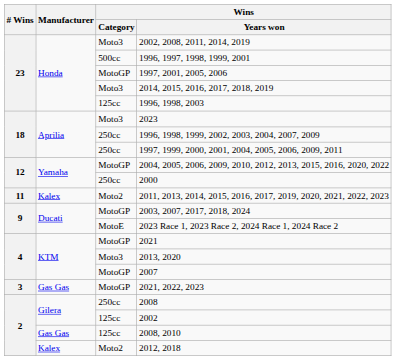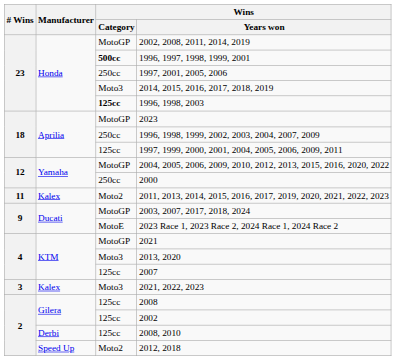(111, 42) Moto3 -> (114, 42) MotoGP
(109, 58) normal -> (109, 58) bold
(114, 73) MotoGP -> (109, 73) 250cc
(109, 104) normal -> (109, 104) bold
(111, 119) Moto3 -> (114, 119) MotoGP
(109, 149) 250cc -> (109, 149) 125cc
(114, 272) MotoGP -> (109, 272) 125cc
(54, 287) Gas Gas -> (49, 287) Kalex
(114, 287) MotoGP -> (111, 287) Moto3
(109, 302) 250cc -> (109, 302) 125cc
(54, 333) Gas Gas -> (49, 333) Derbi
(49, 348) Kalex -> (56, 348) Speed Up
